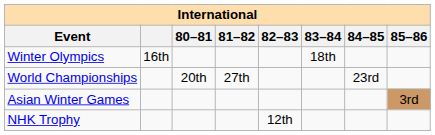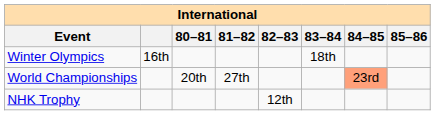(366, 78) no background -> (366, 78) lightsalmon background
- row: (68, 99)
